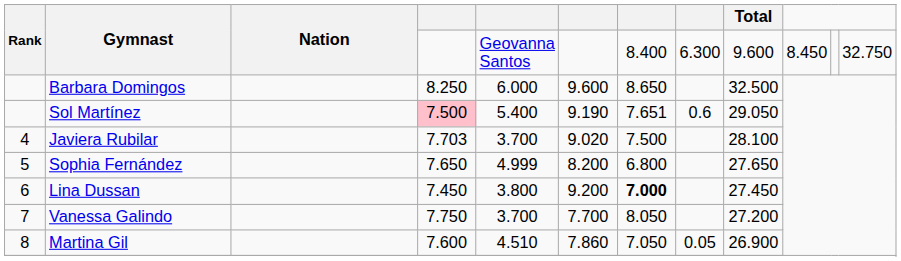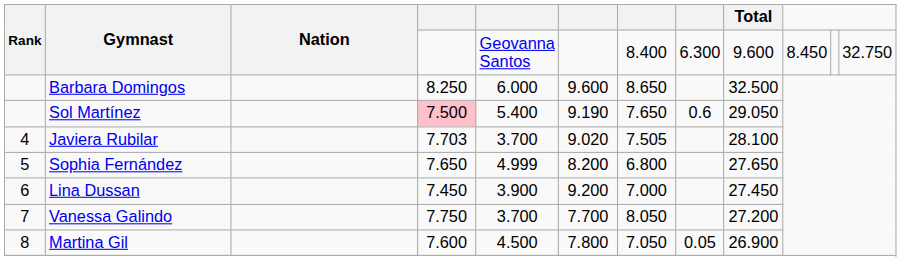(646, 113) 7.651 -> (646, 113) 7.650
(646, 139) 7.500 -> (646, 139) 7.505
(517, 191) 3.800 -> (517, 191) 3.900
(646, 191) bold -> (646, 191) normal
(517, 242) 4.510 -> (517, 242) 4.500
(588, 242) 7.860 -> (588, 242) 7.800
